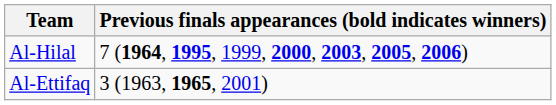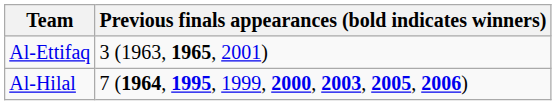rows swapped: (43, 52) <-> (50, 83)
